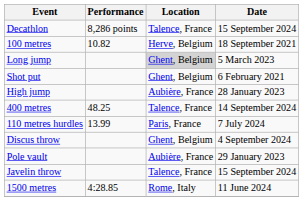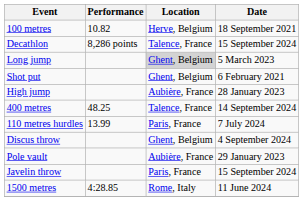rows swapped: (27, 28) <-> (29, 44)
(180, 172) Talence, France -> (175, 172) Paris, France
